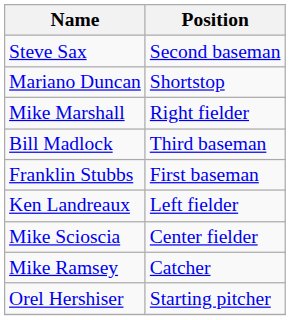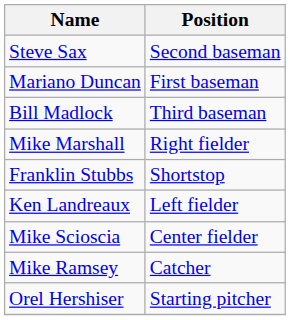(187, 81) Shortstop -> (204, 81) First baseman
rows swapped: (61, 143) <-> (67, 112)
(204, 174) First baseman -> (187, 174) Shortstop
